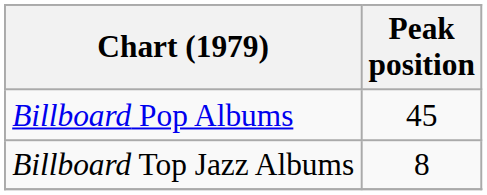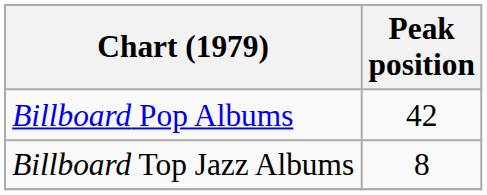(422, 114) 45 -> (422, 114) 42
